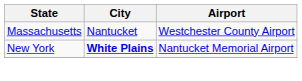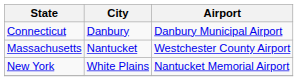+ row: (37, 31)
(120, 48) bold -> (118, 66) normal
